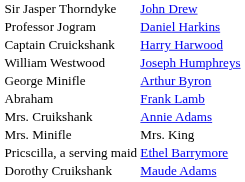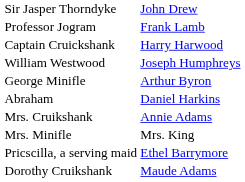(180, 26) Daniel Harkins -> (173, 26) Frank Lamb
(173, 99) Frank Lamb -> (180, 99) Daniel Harkins
